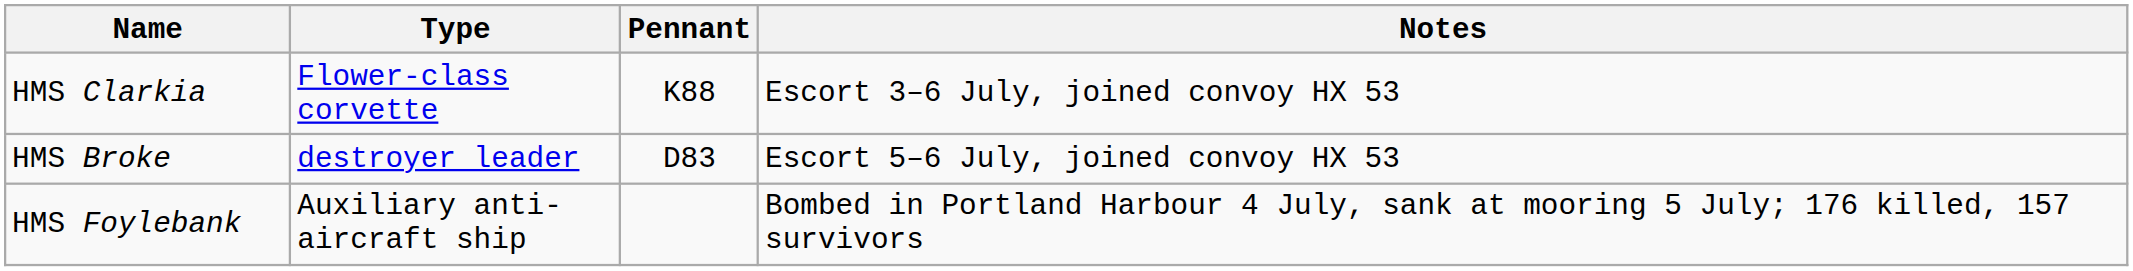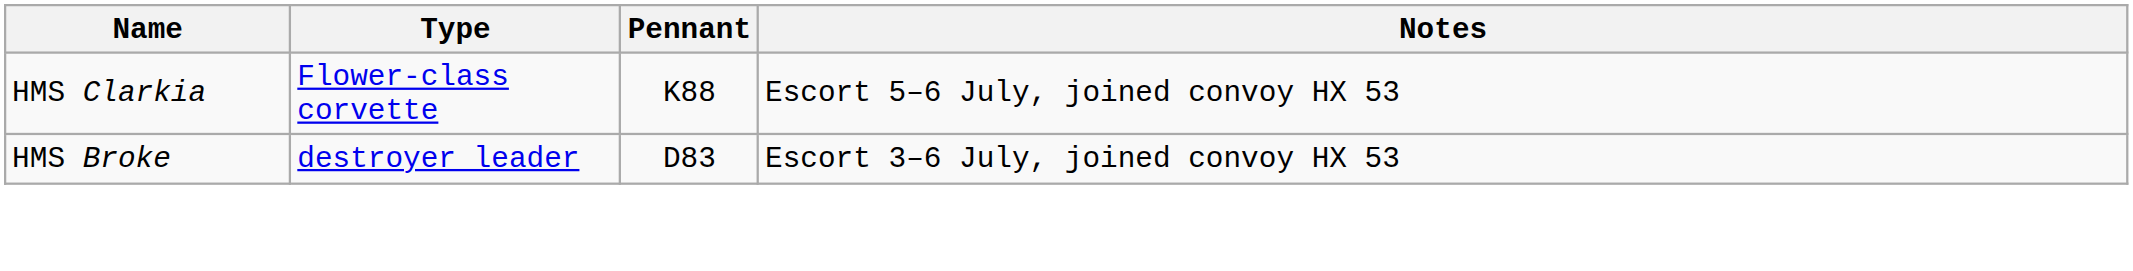(1082, 94) Escort 3–6 July, joined convoy HX 53 -> (1082, 94) Escort 5–6 July, joined convoy HX 53
(1082, 159) Escort 5–6 July, joined convoy HX 53 -> (1082, 159) Escort 3–6 July, joined convoy HX 53
- row: (127, 224)
